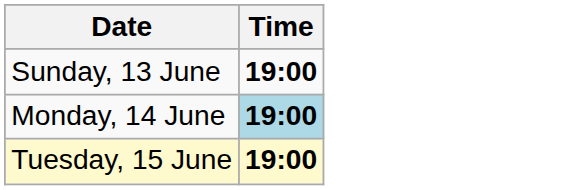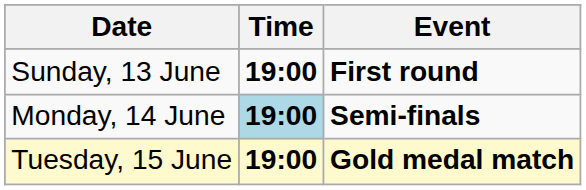+ column: (452, 26)
